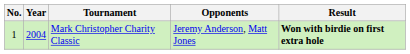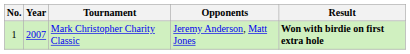(36, 35) 2004 -> (36, 35) 2007
